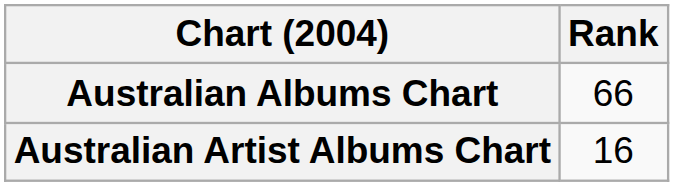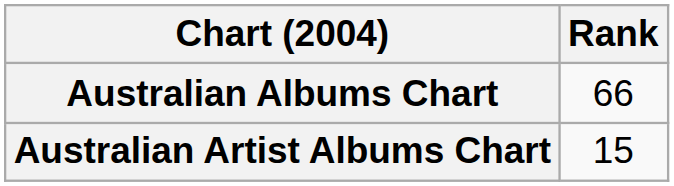(613, 151) 16 -> (613, 151) 15
